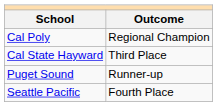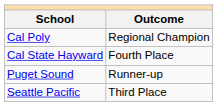(137, 56) Third Place -> (141, 56) Fourth Place
(141, 92) Fourth Place -> (137, 92) Third Place
